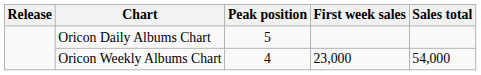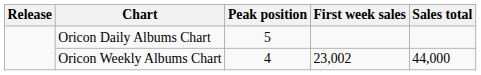(332, 59) 23,000 -> (332, 59) 23,002
(431, 59) 54,000 -> (431, 59) 44,000
